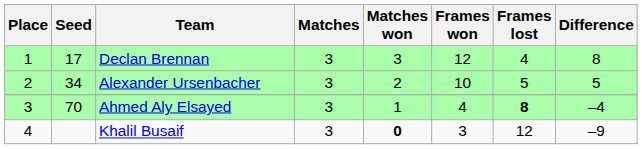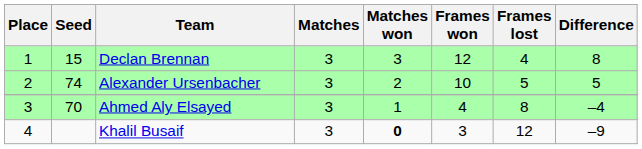(74, 58) 17 -> (74, 58) 15
(74, 82) 34 -> (74, 82) 74
(524, 107) bold -> (524, 107) normal
